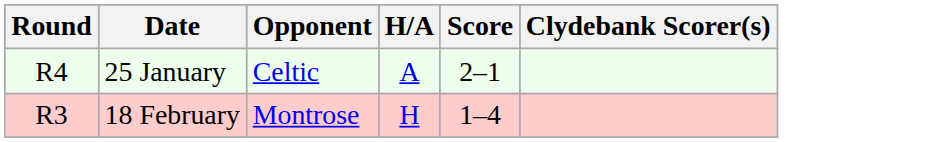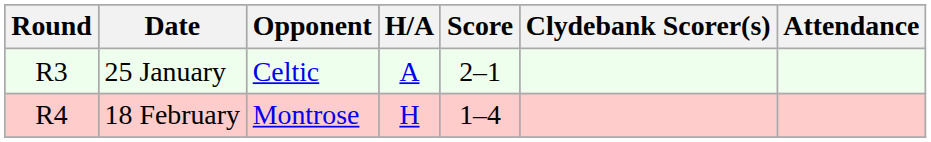+ column: (851, 26)
(52, 70) R4 -> (52, 70) R3
(52, 114) R3 -> (52, 114) R4
